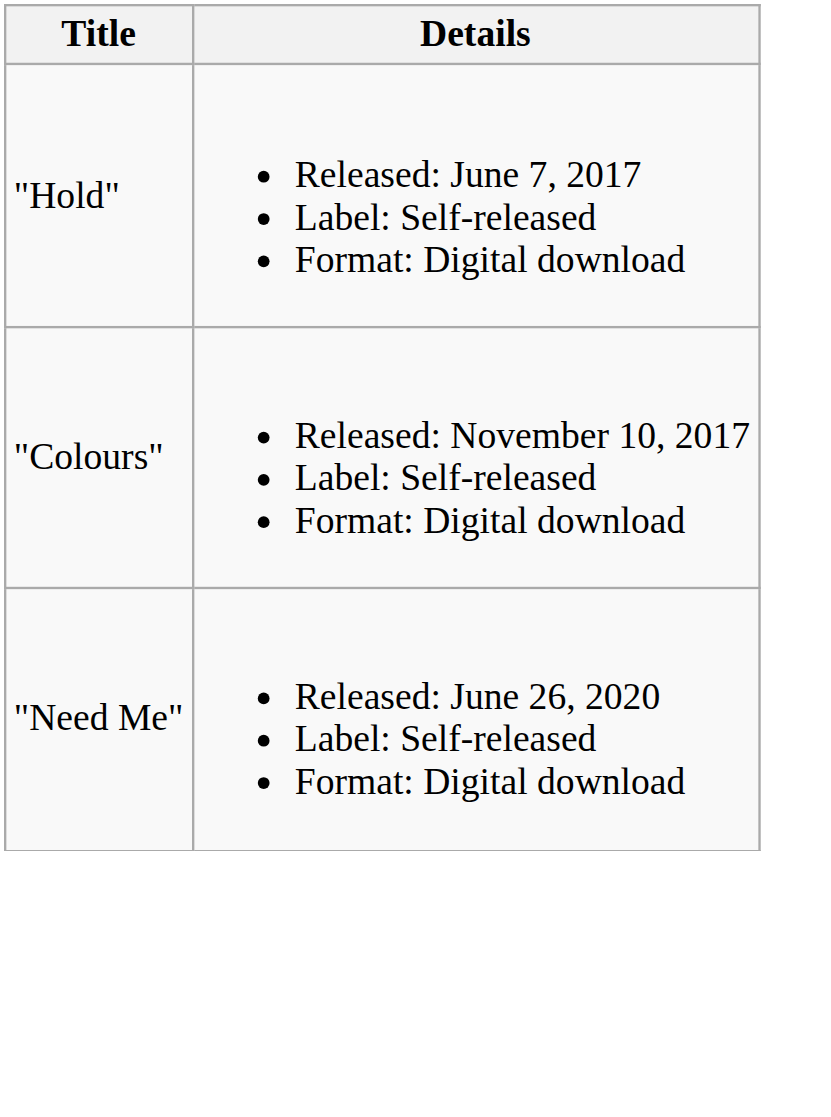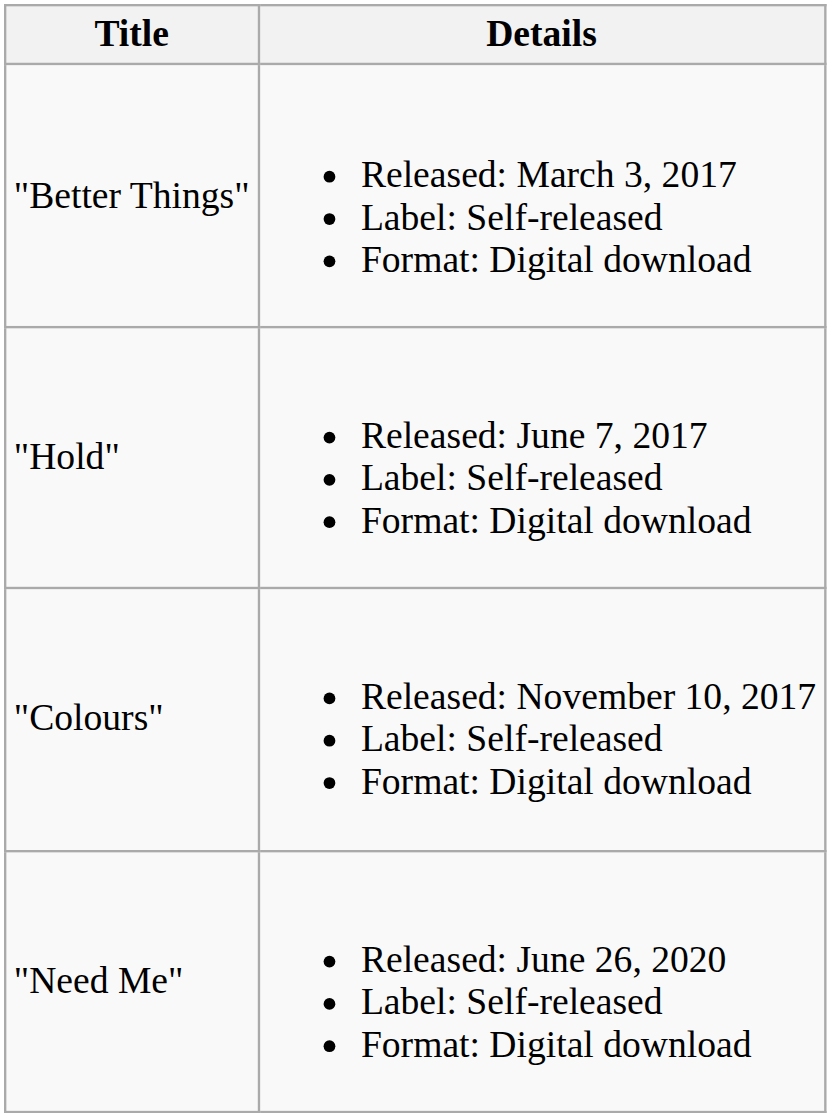+ row: (132, 194)
